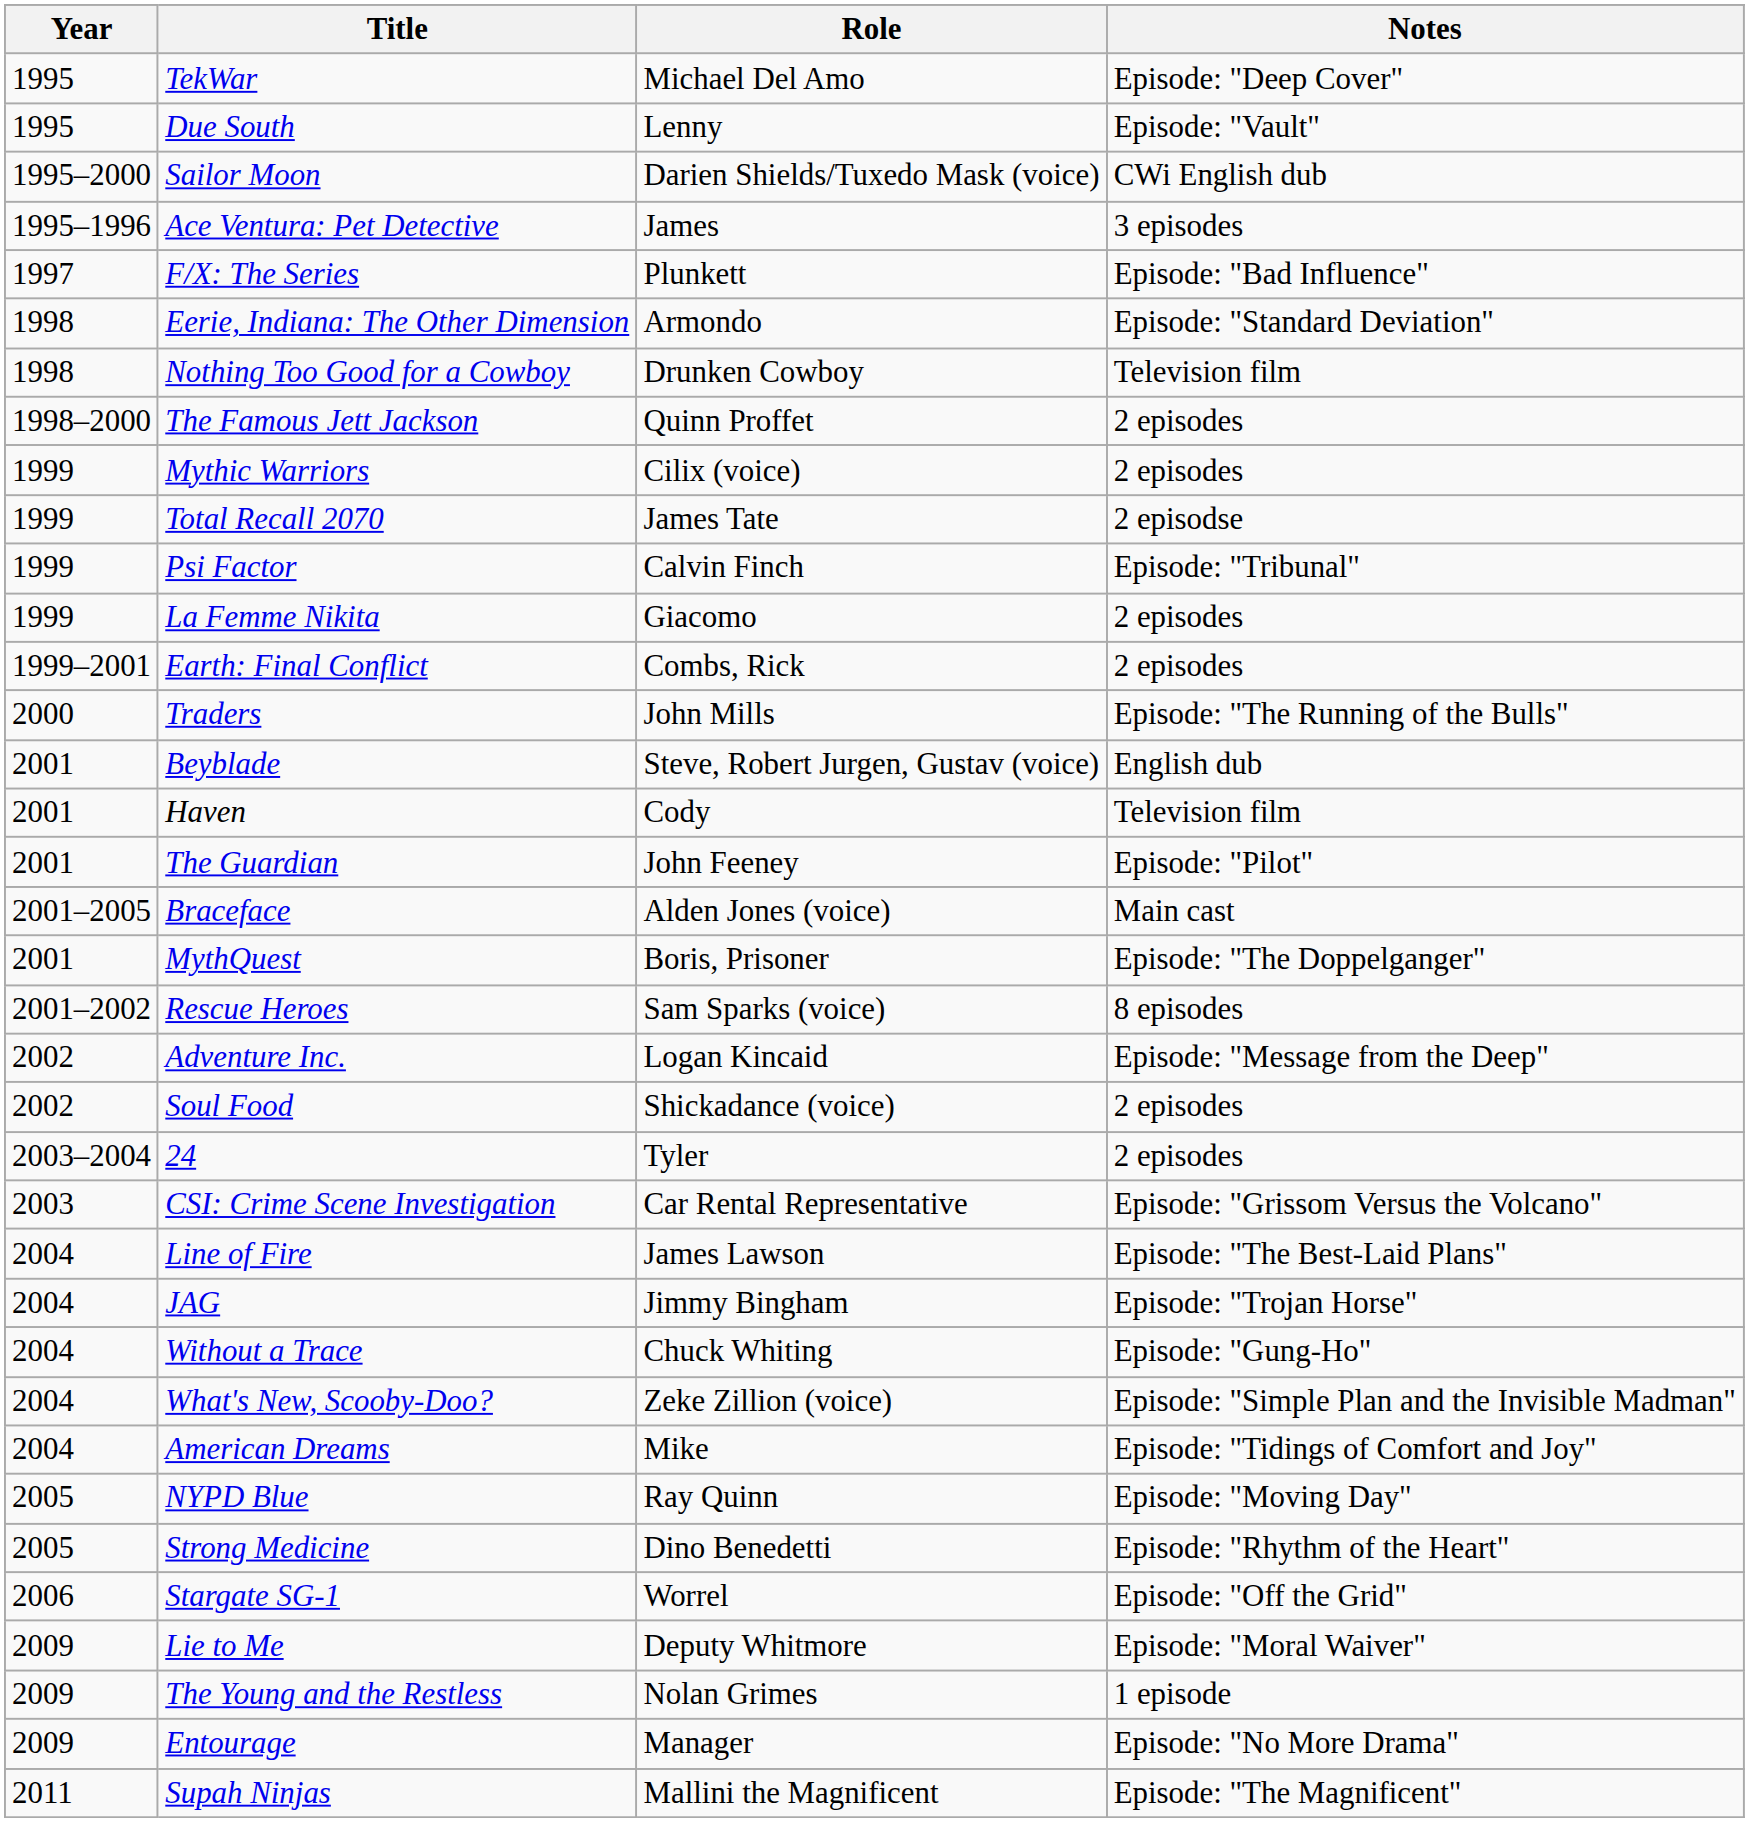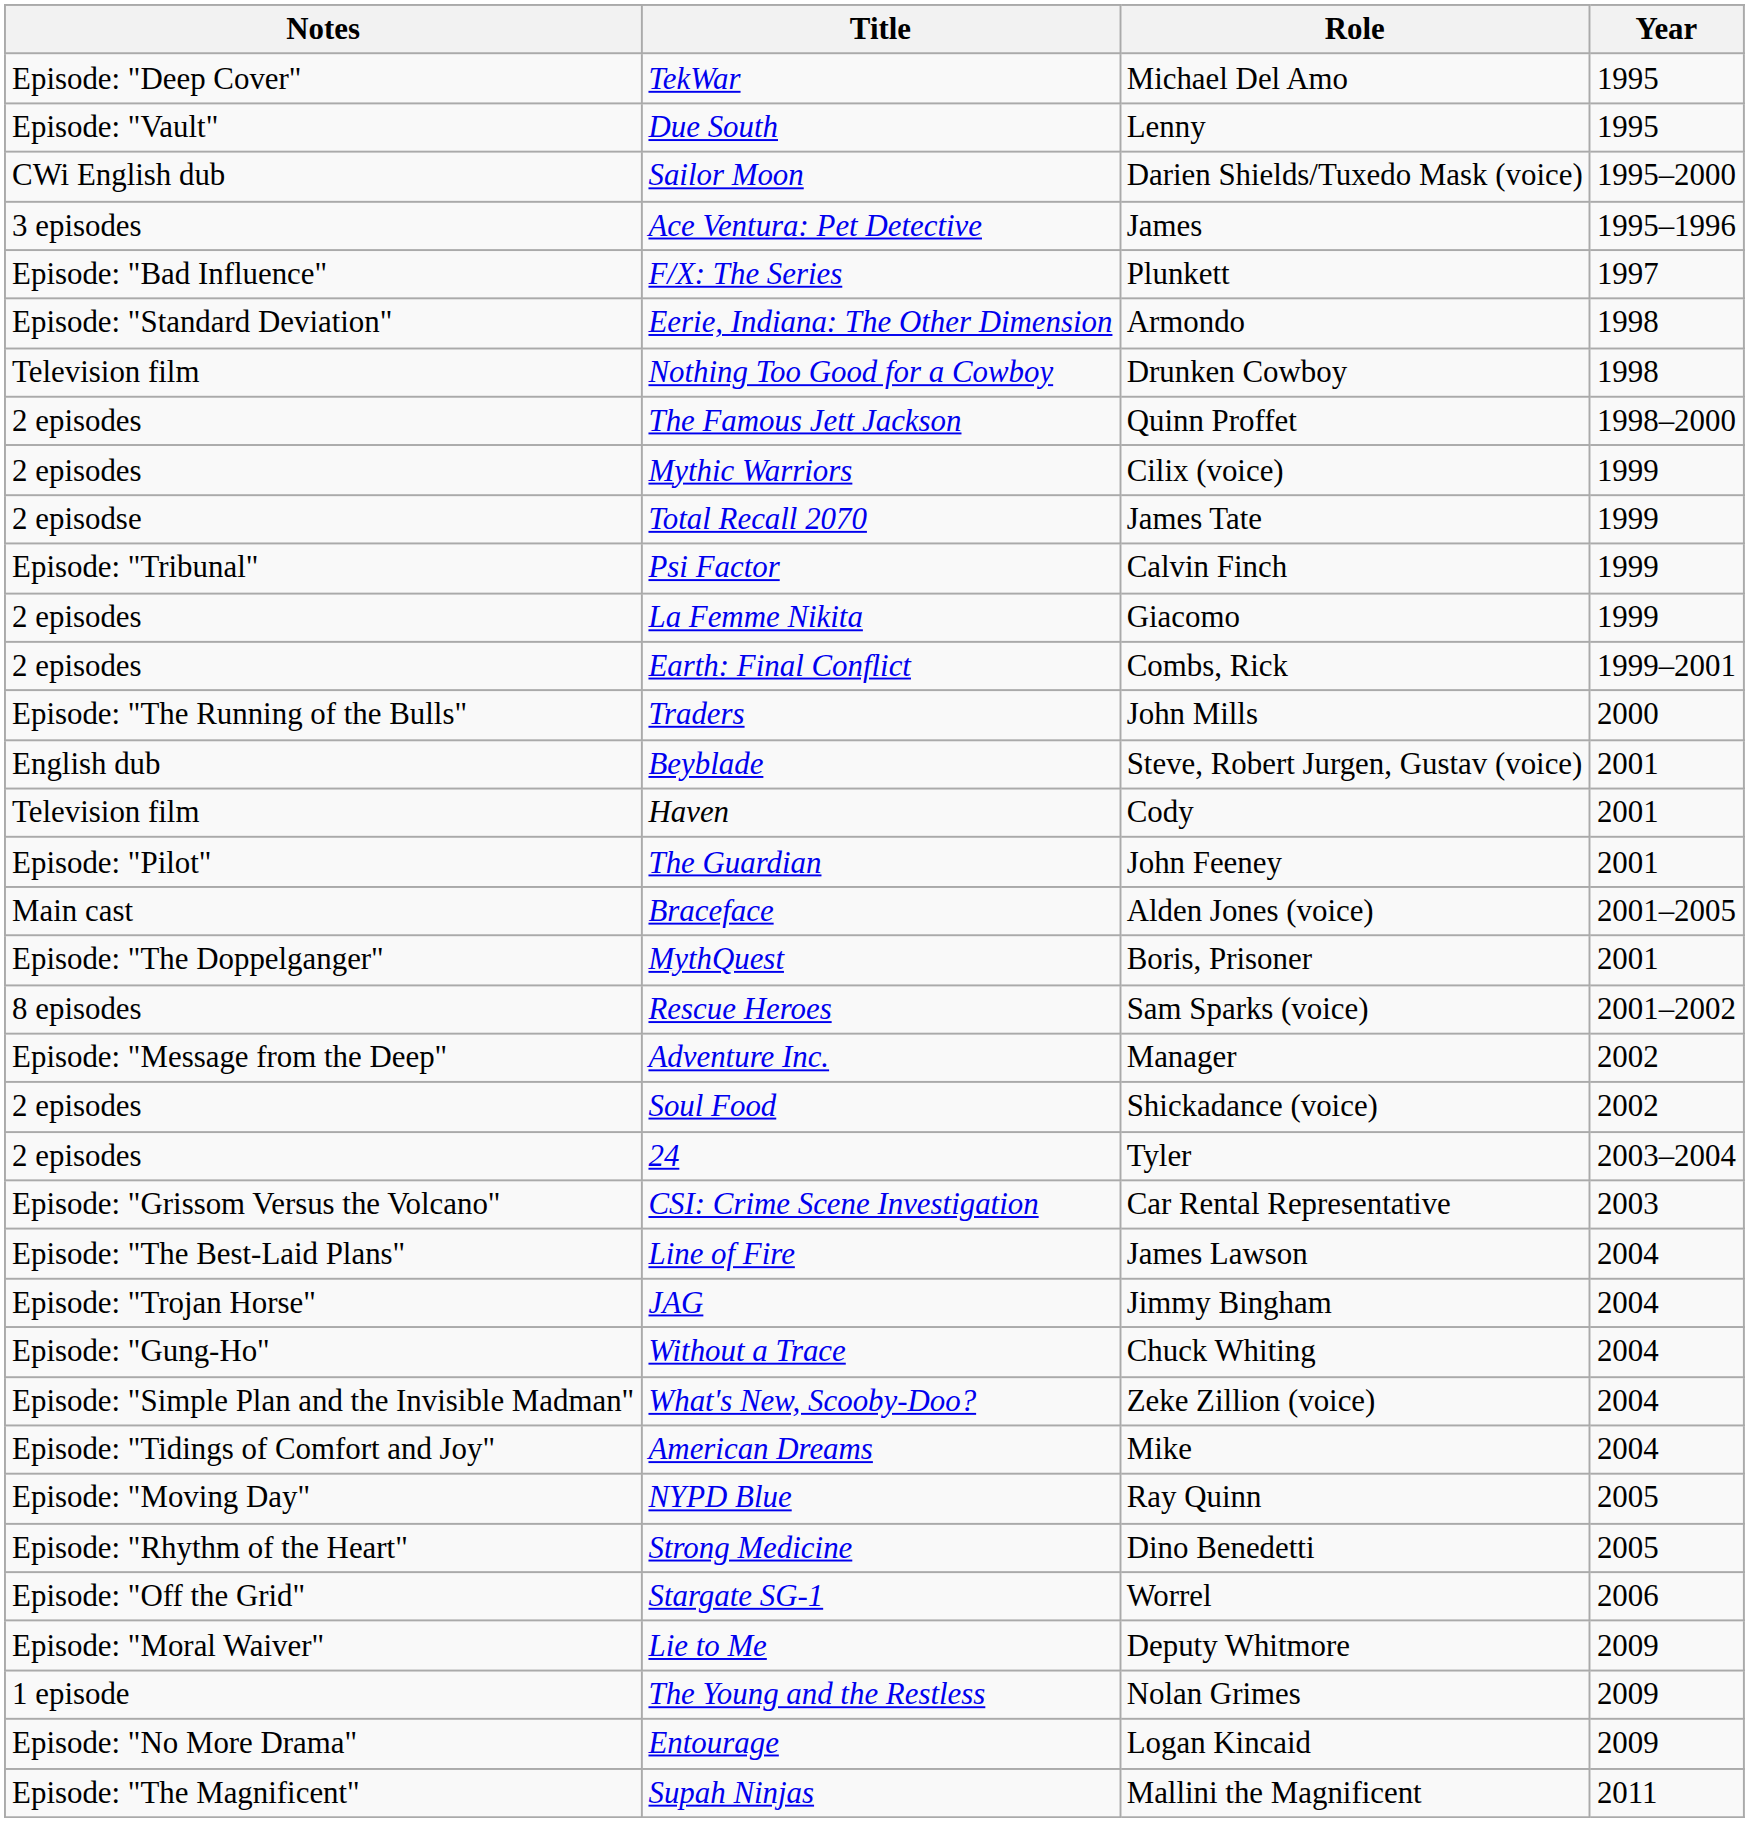columns swapped: (82, 28) <-> (1425, 28)
(736, 1057) Logan Kincaid -> (1182, 1057) Manager
(698, 1743) Manager -> (1219, 1743) Logan Kincaid
